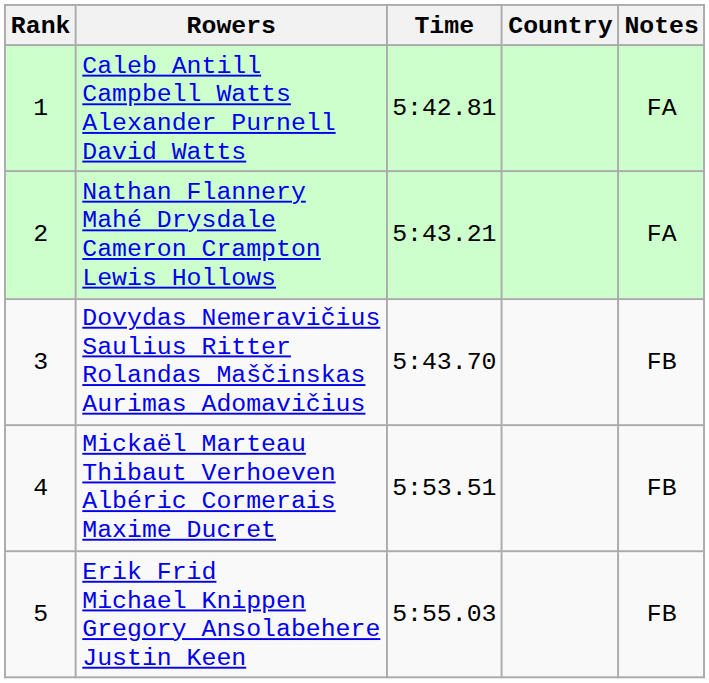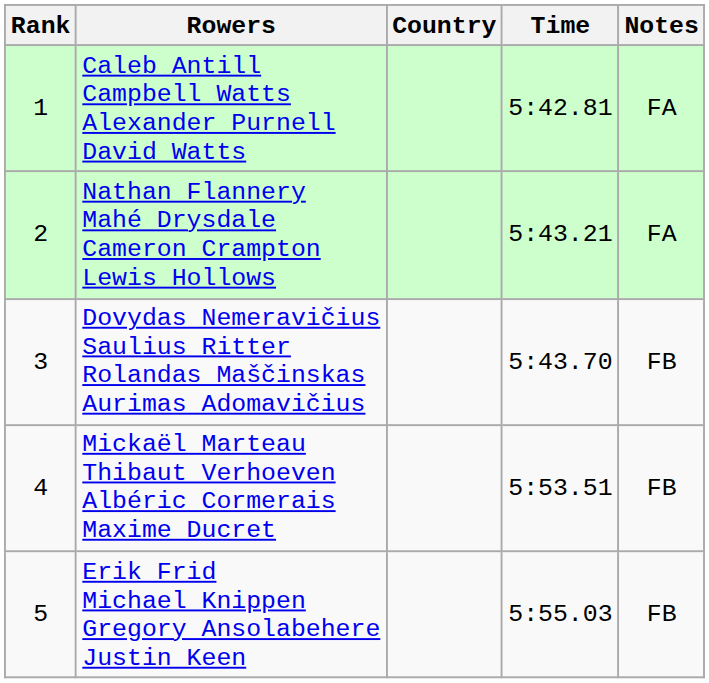columns swapped: (560, 25) <-> (444, 25)
